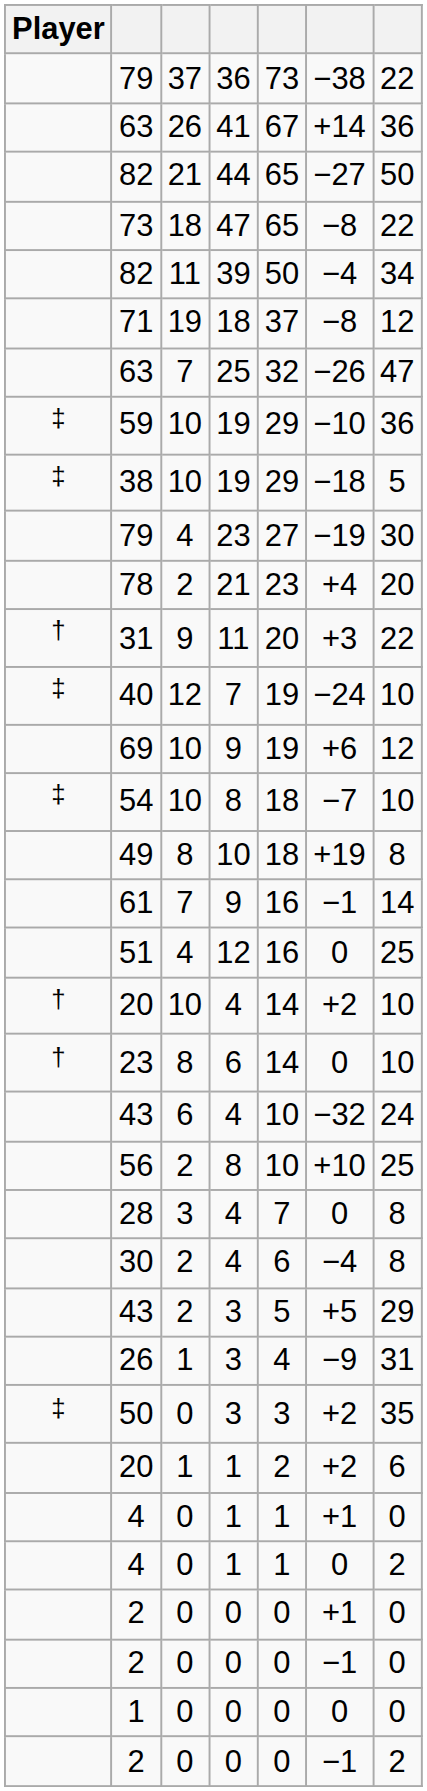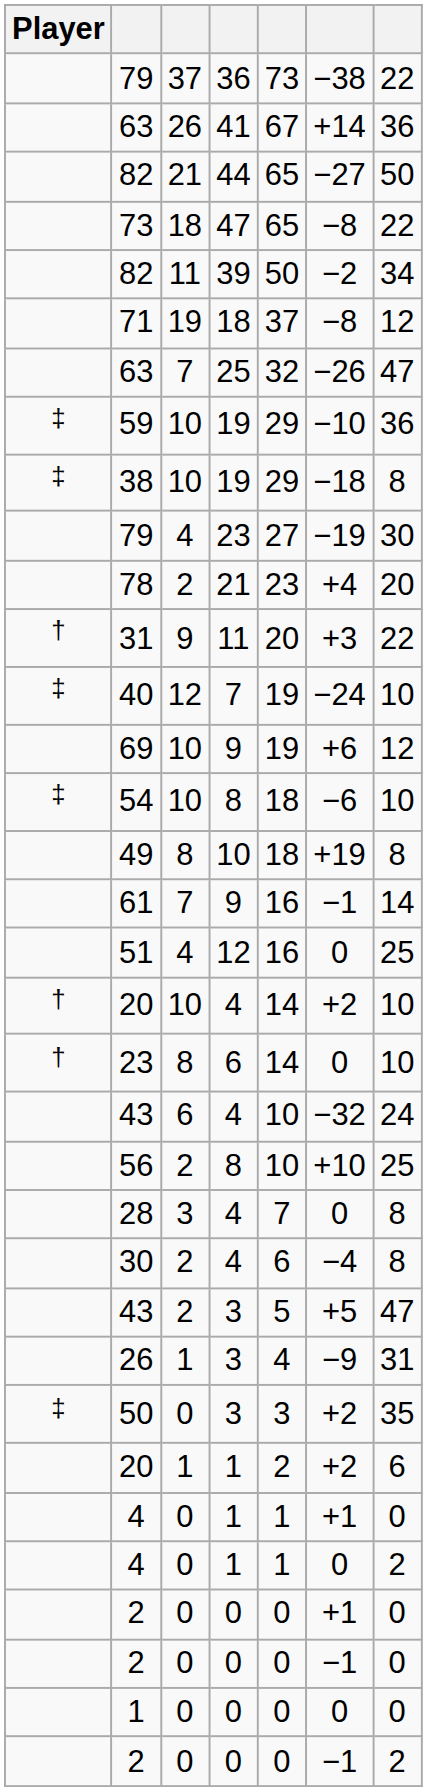(340, 273) −4 -> (340, 273) −2
(397, 482) 5 -> (397, 482) 8
(340, 801) −7 -> (340, 801) −6
(397, 1311) 29 -> (397, 1311) 47
